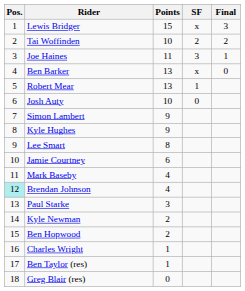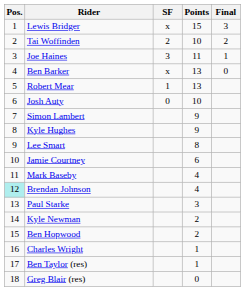columns swapped: (168, 11) <-> (197, 11)
